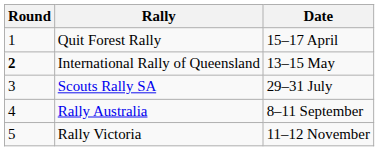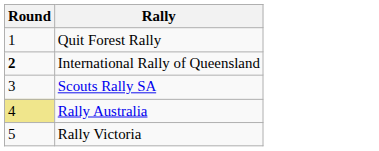- column: (318, 16)
(12, 110) no background -> (12, 110) khaki background
